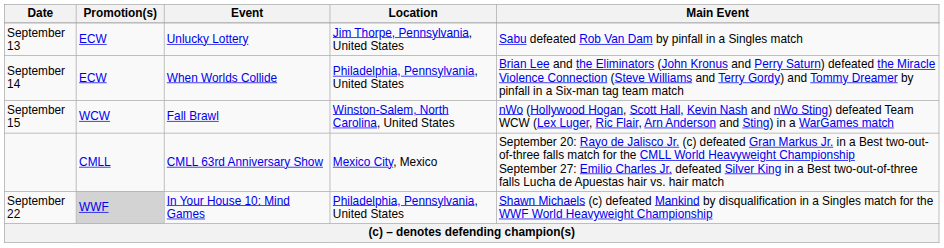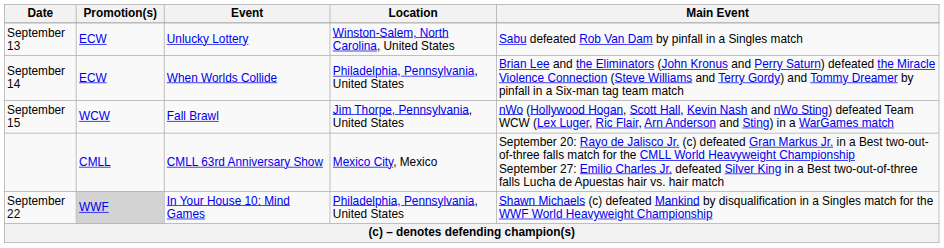(403, 39) Jim Thorpe, Pennsylvania, United States -> (394, 39) Winston-Salem, North Carolina, United States
(394, 116) Winston-Salem, North Carolina, United States -> (403, 116) Jim Thorpe, Pennsylvania, United States
